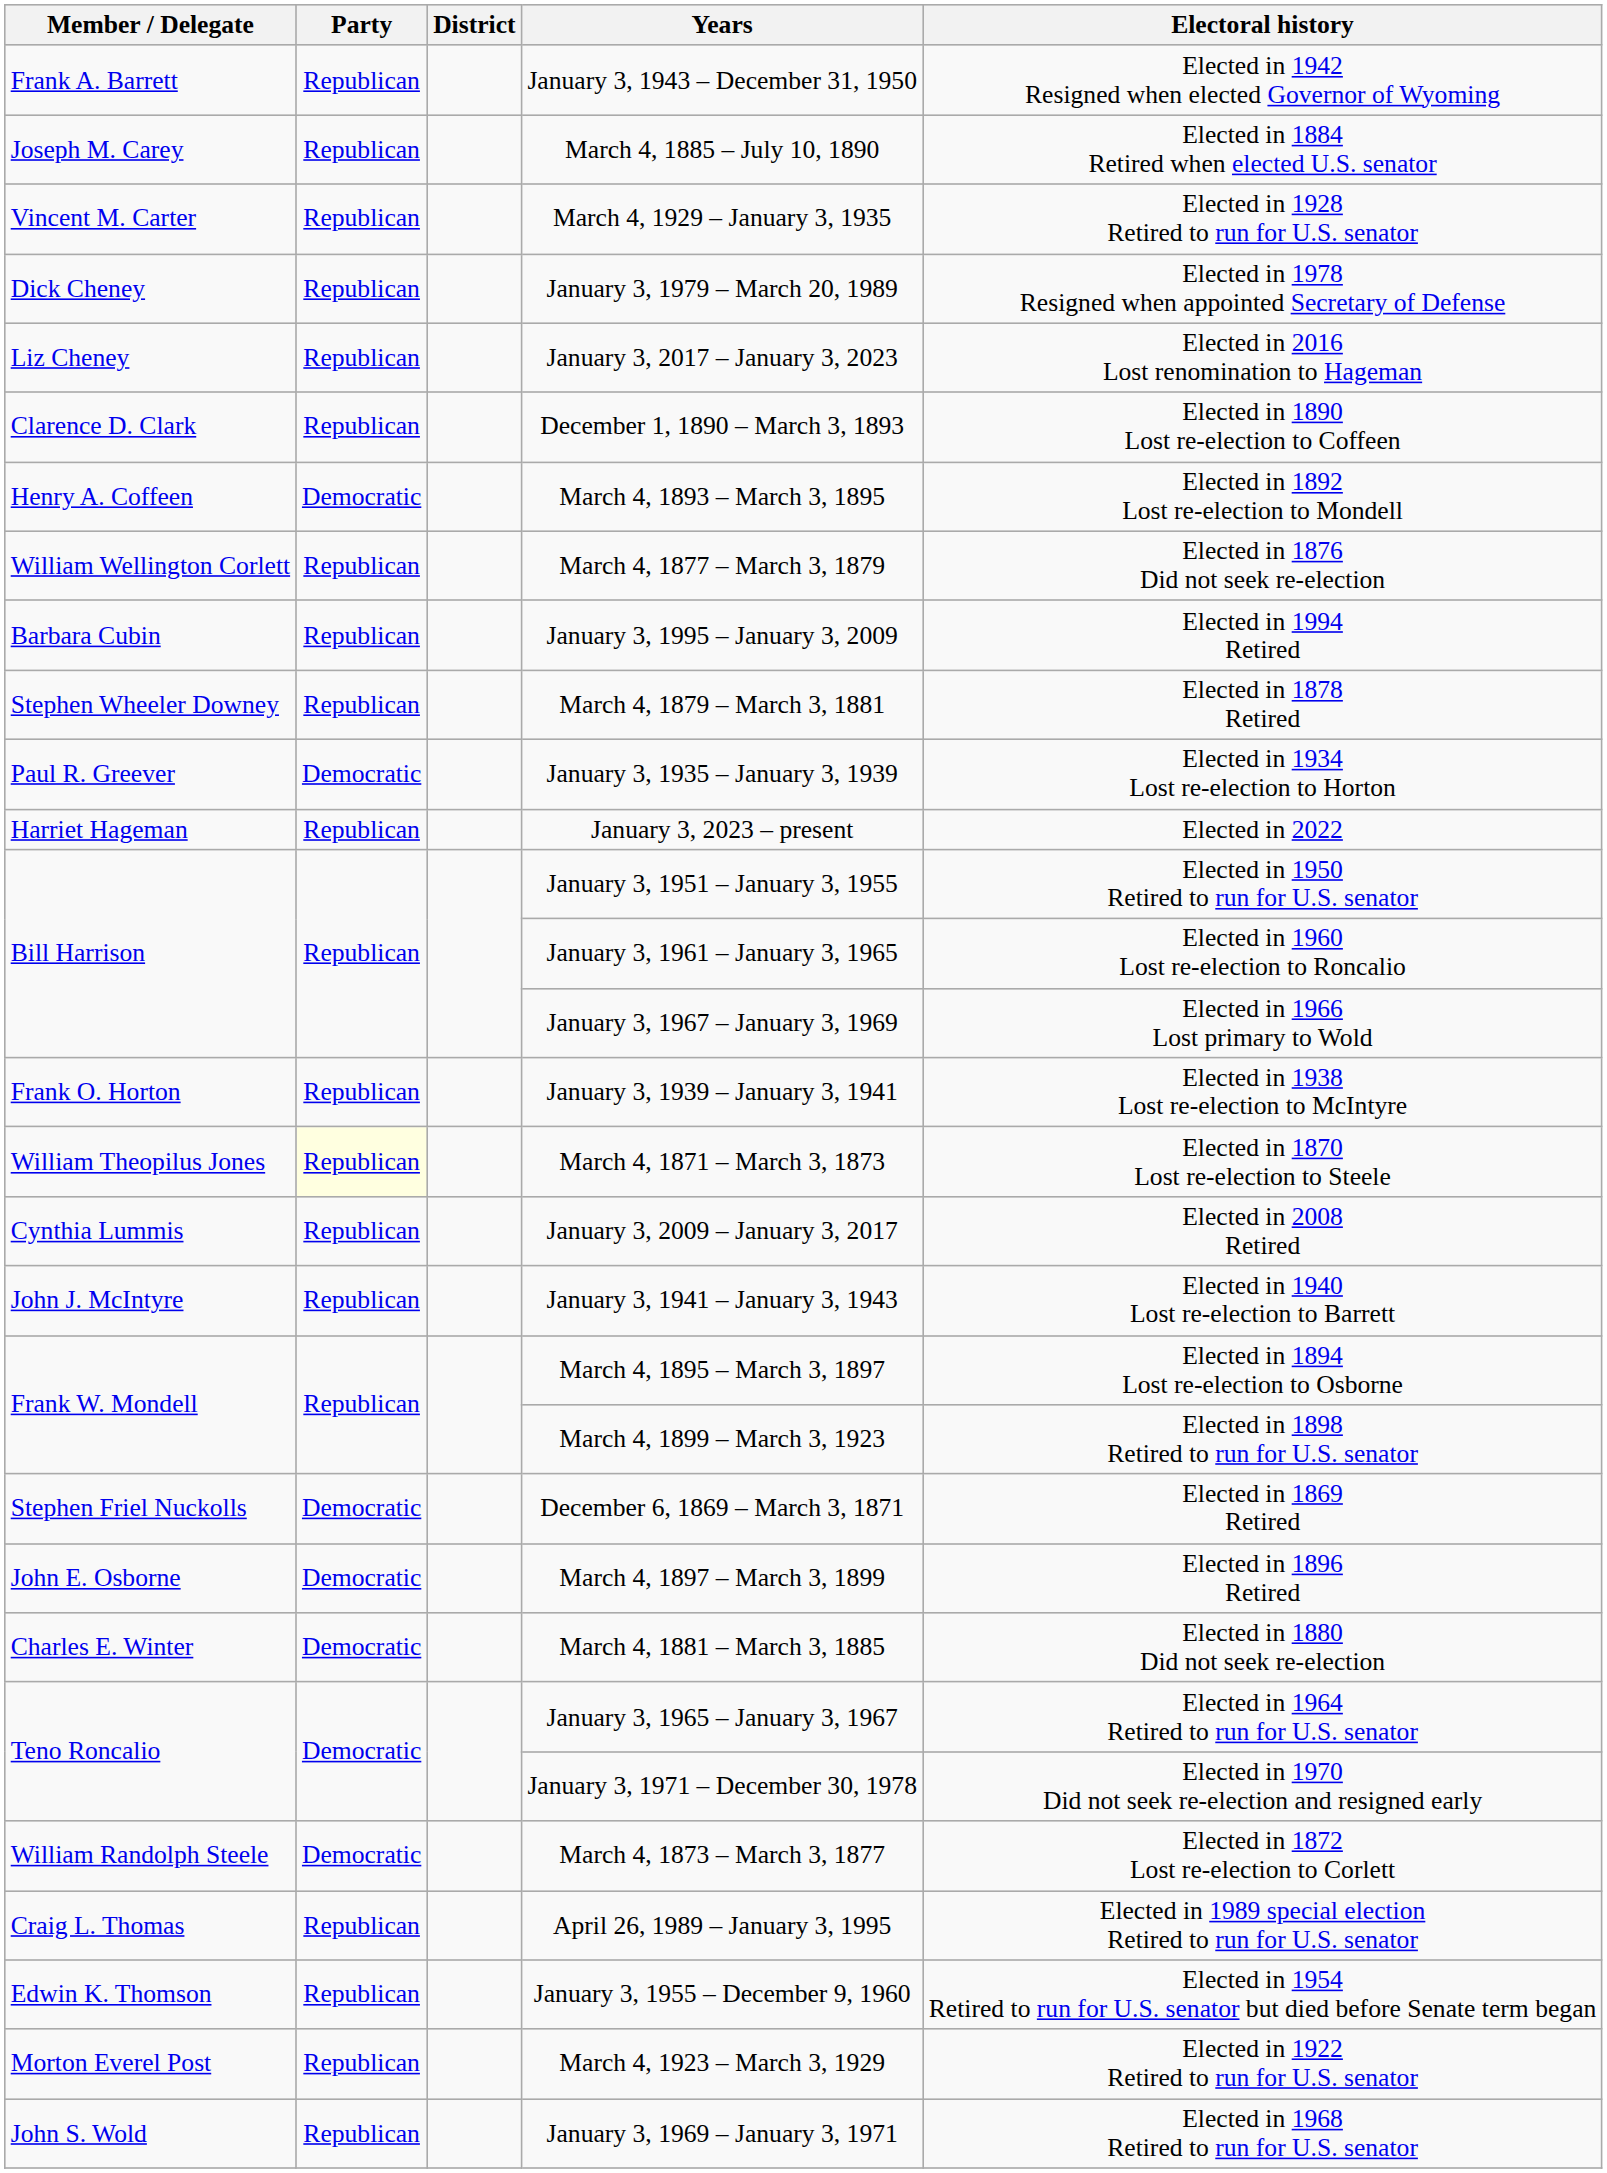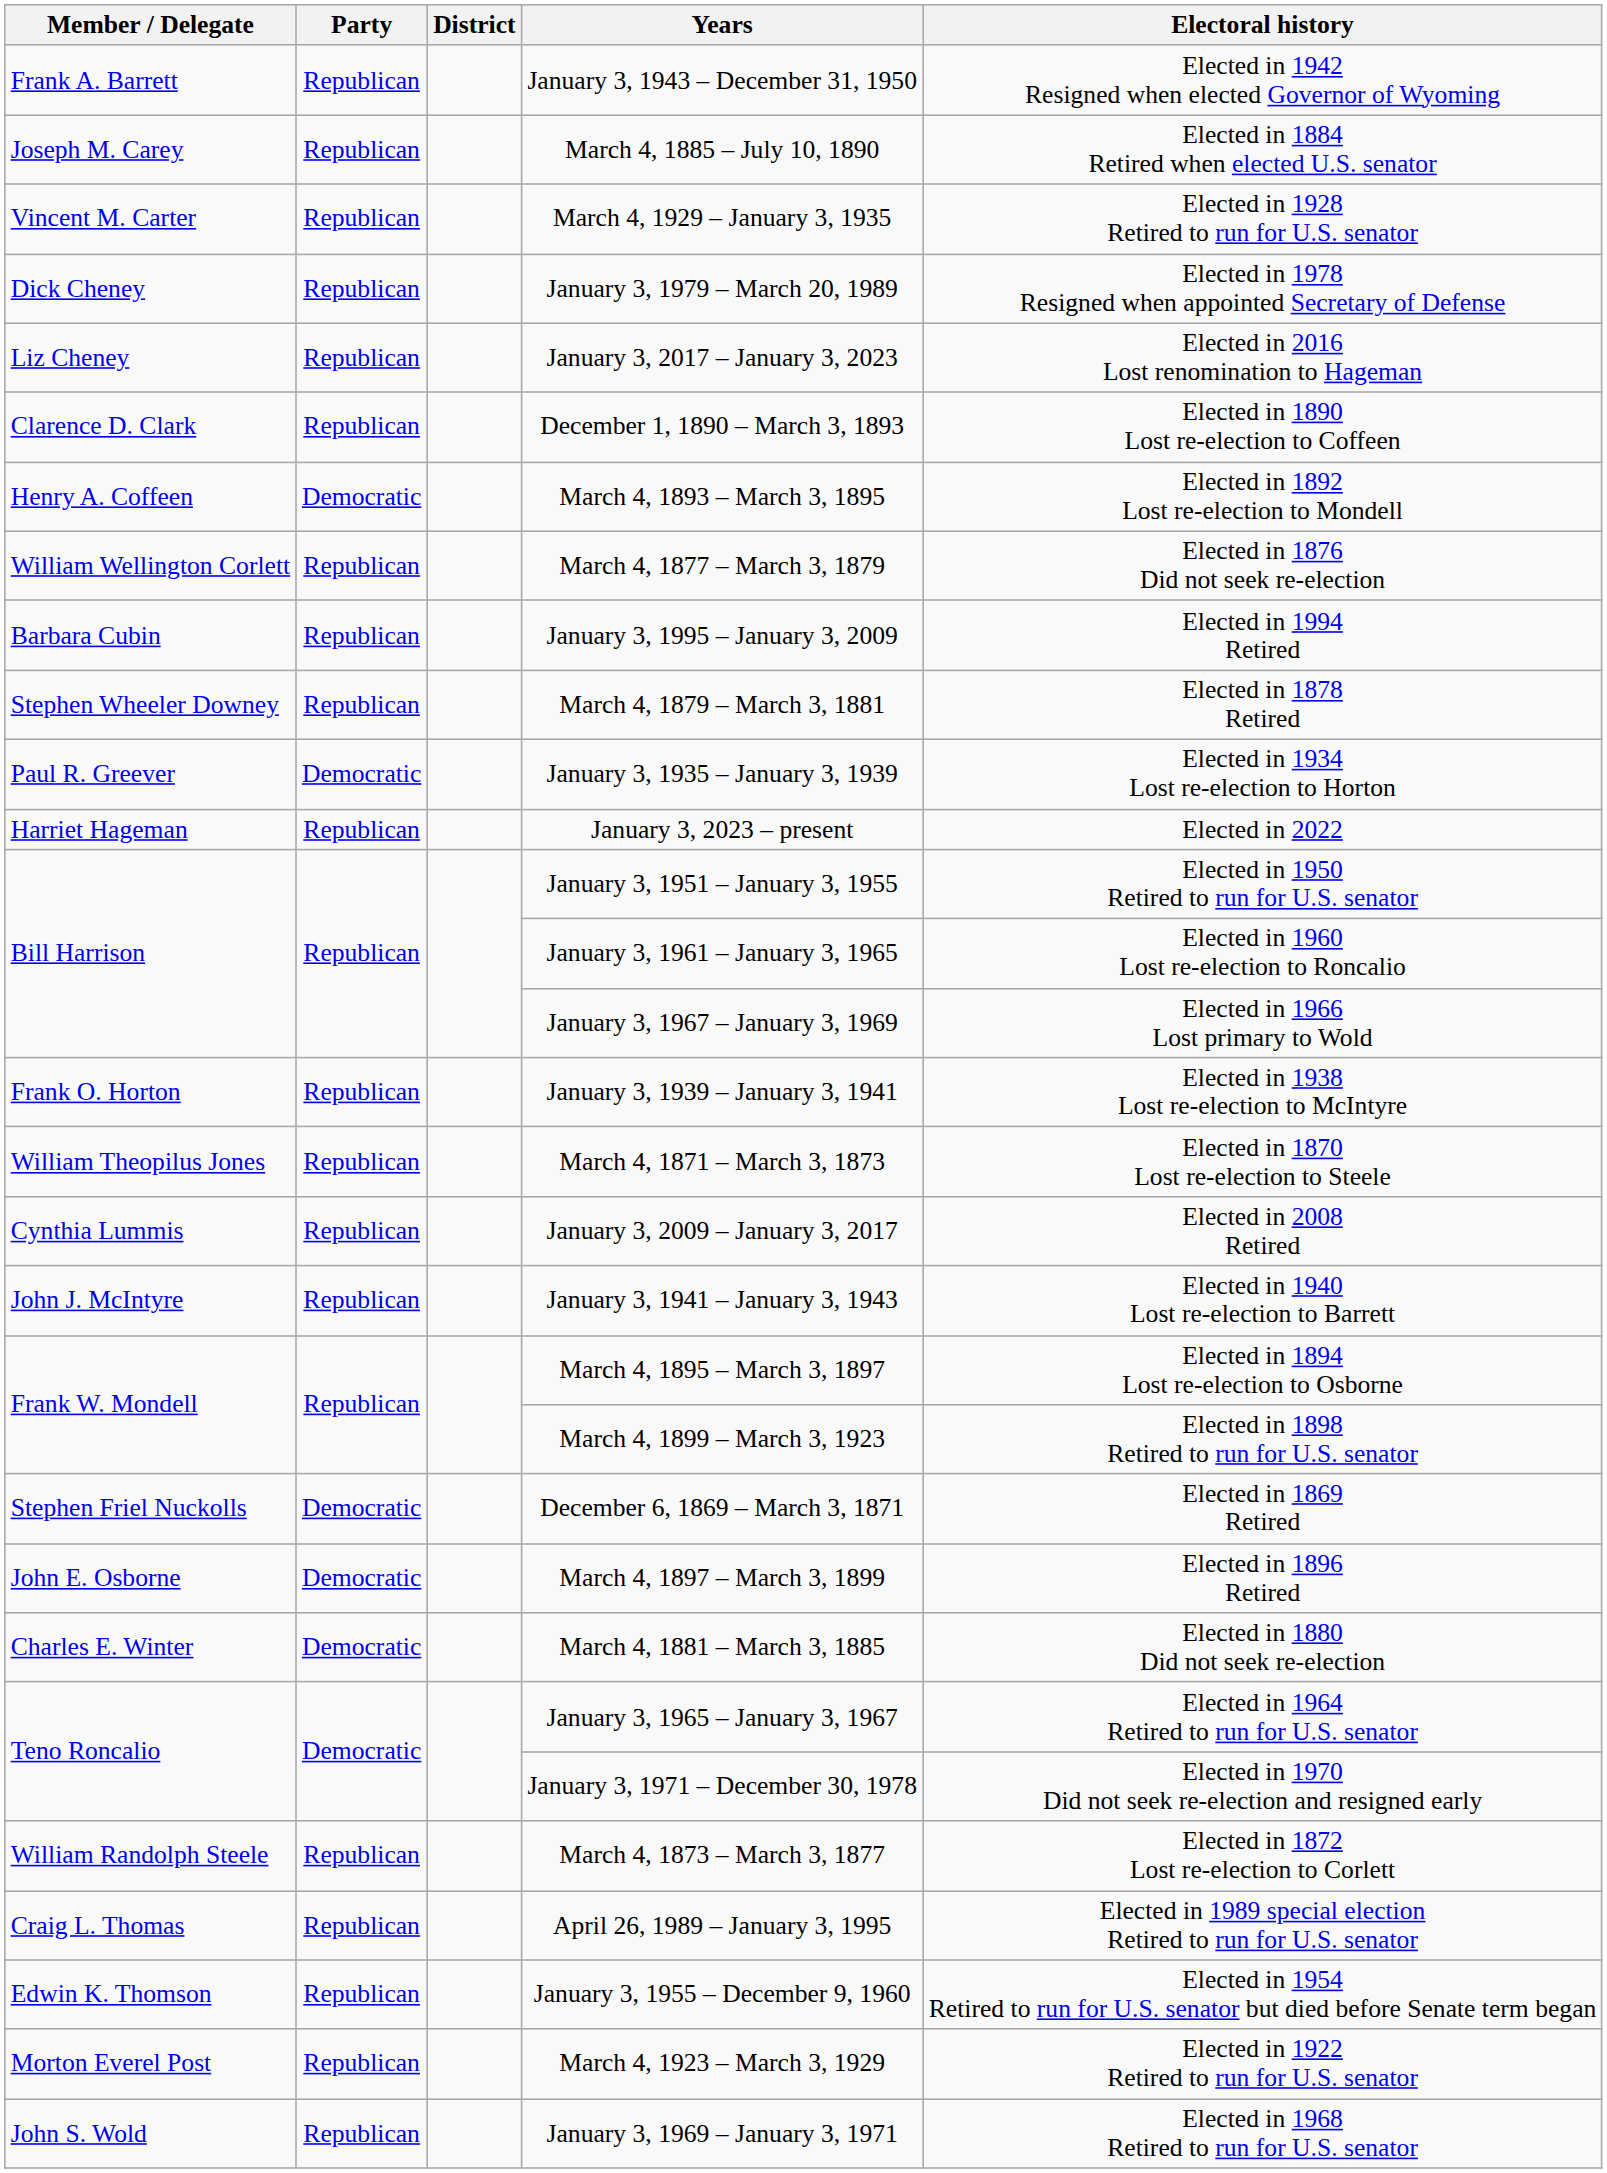(362, 1161) lightyellow background -> (362, 1161) no background
(362, 1855) Democratic -> (362, 1855) Republican
